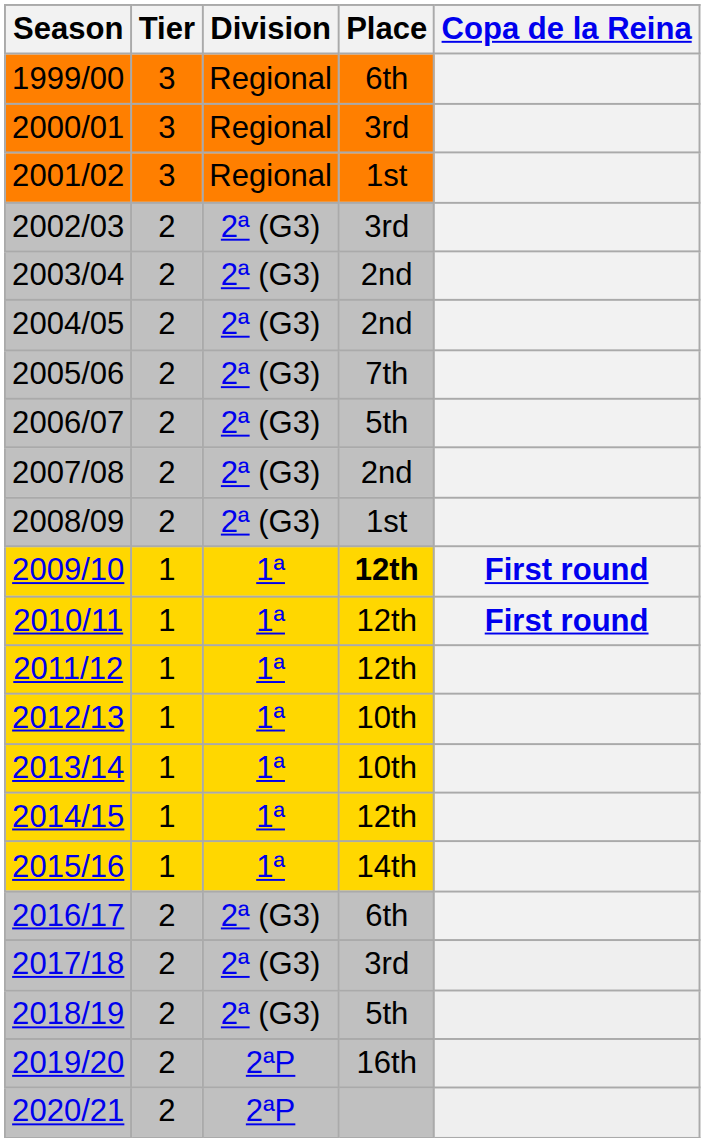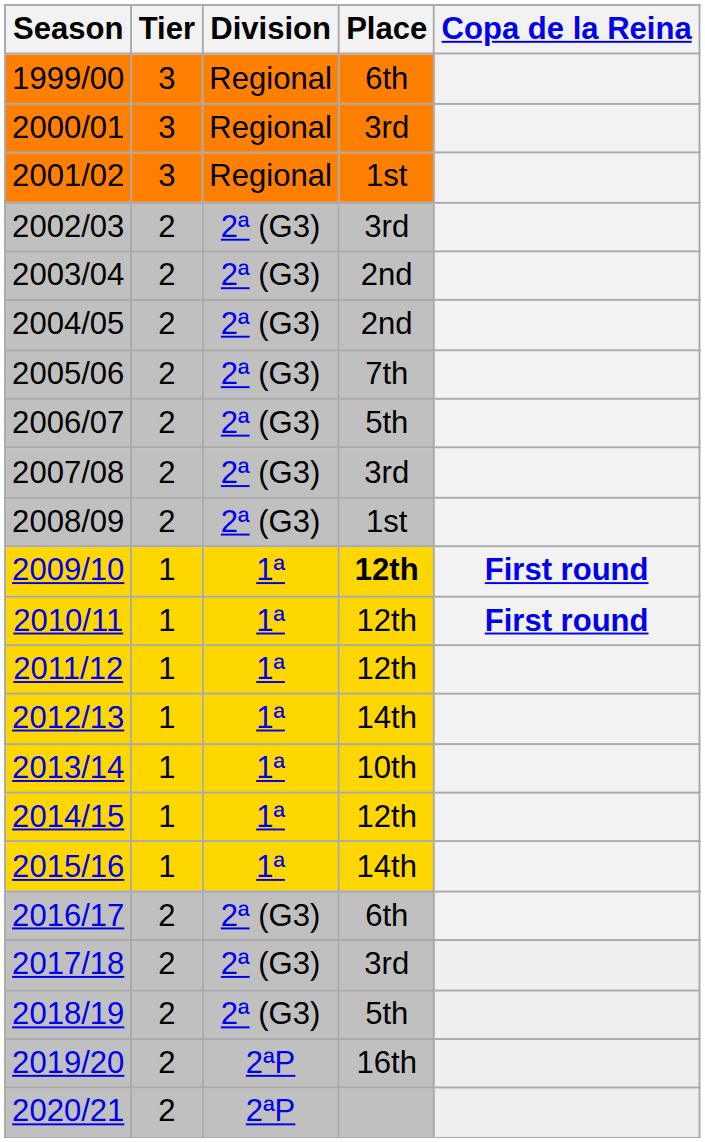(387, 472) 2nd -> (387, 472) 3rd
(387, 718) 10th -> (387, 718) 14th
